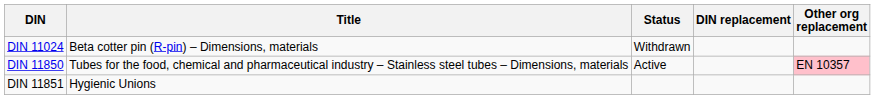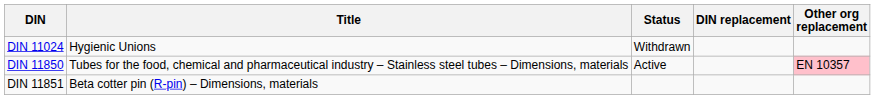(194, 46) Beta cotter pin (R-pin) – Dimensions, materials -> (113, 46) Hygienic Unions
(113, 84) Hygienic Unions -> (194, 84) Beta cotter pin (R-pin) – Dimensions, materials
